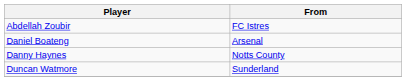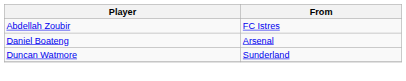- row: (36, 55)
